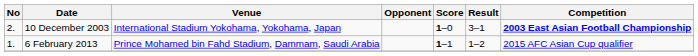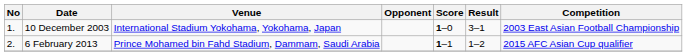(11, 27) 2. -> (11, 27) 1.
(597, 27) bold -> (591, 27) normal
(11, 43) 1. -> (11, 43) 2.
